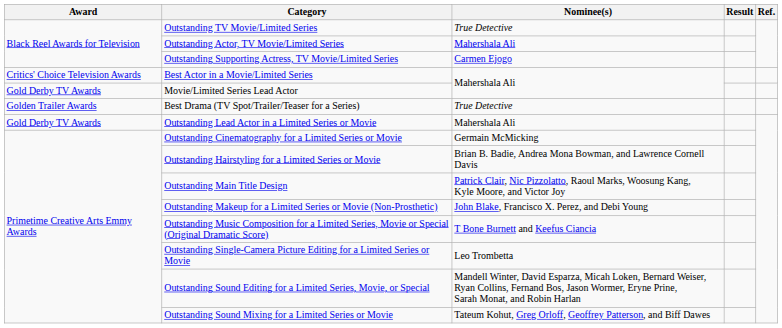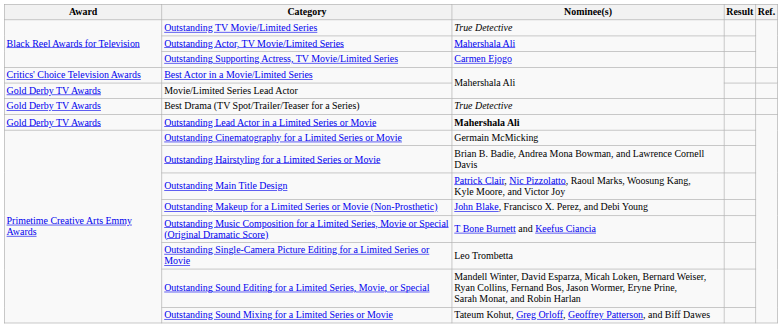(52, 106) Golden Trailer Awards -> (54, 106) Gold Derby TV Awards
(485, 122) normal -> (487, 122) bold
